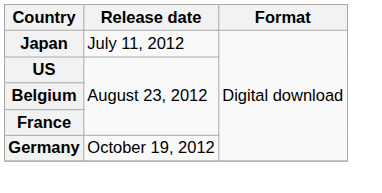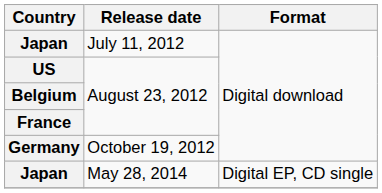+ row: (44, 174)
